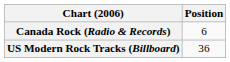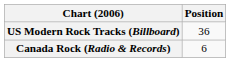rows swapped: (93, 31) <-> (93, 48)
